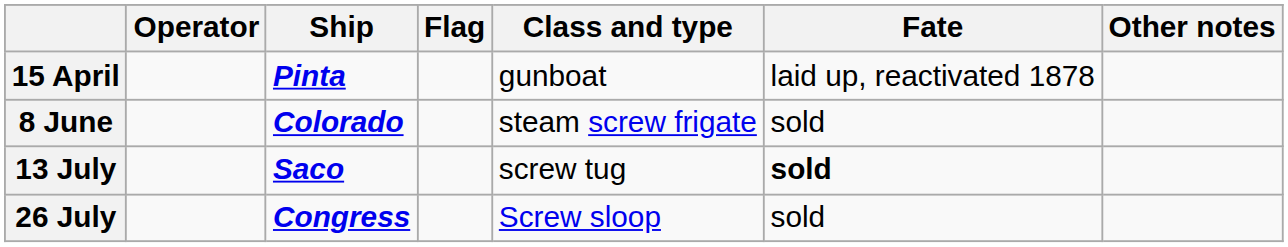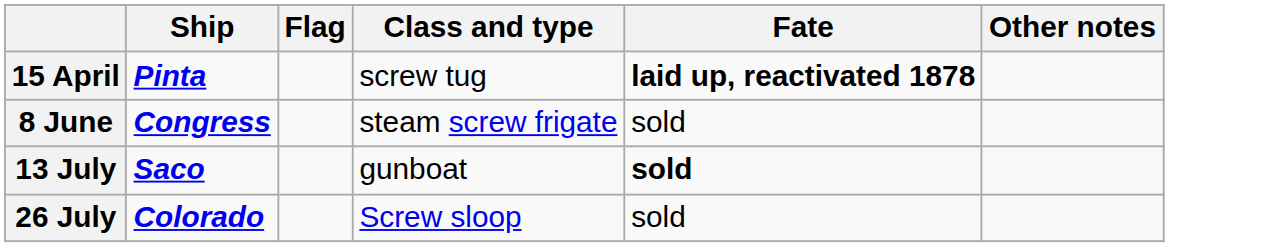- column: (196, 28)
(553, 75) gunboat -> (423, 75) screw tug
(933, 75) normal -> (803, 75) bold
(338, 122) Colorado -> (202, 122) Congress
(563, 169) screw tug -> (413, 169) gunboat
(342, 216) Congress -> (199, 216) Colorado
